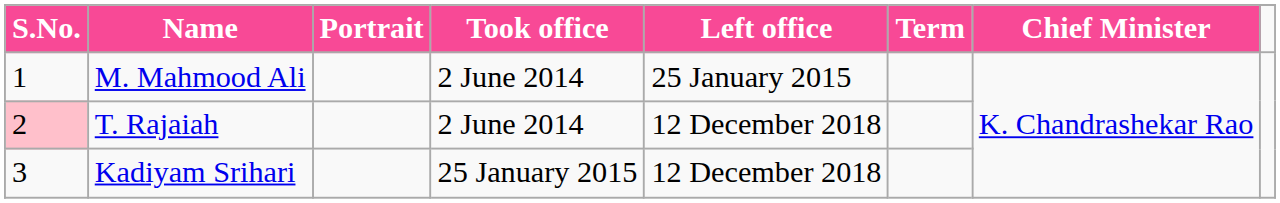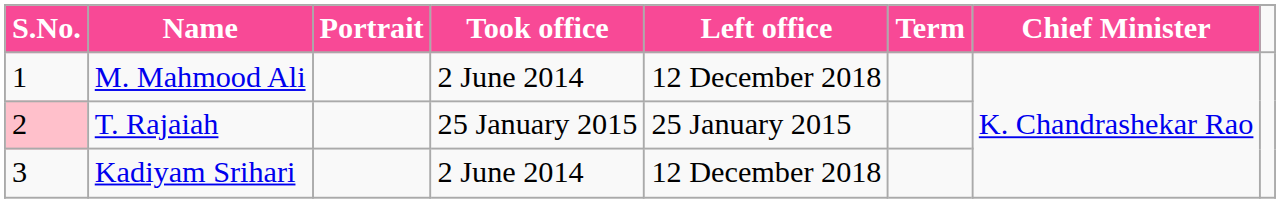(751, 76) 25 January 2015 -> (766, 76) 12 December 2018
(511, 124) 2 June 2014 -> (538, 124) 25 January 2015
(766, 124) 12 December 2018 -> (751, 124) 25 January 2015
(538, 172) 25 January 2015 -> (511, 172) 2 June 2014
